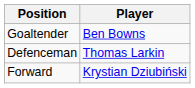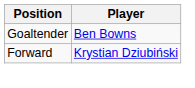- row: (42, 53)
